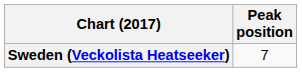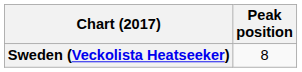(265, 55) 7 -> (265, 55) 8
